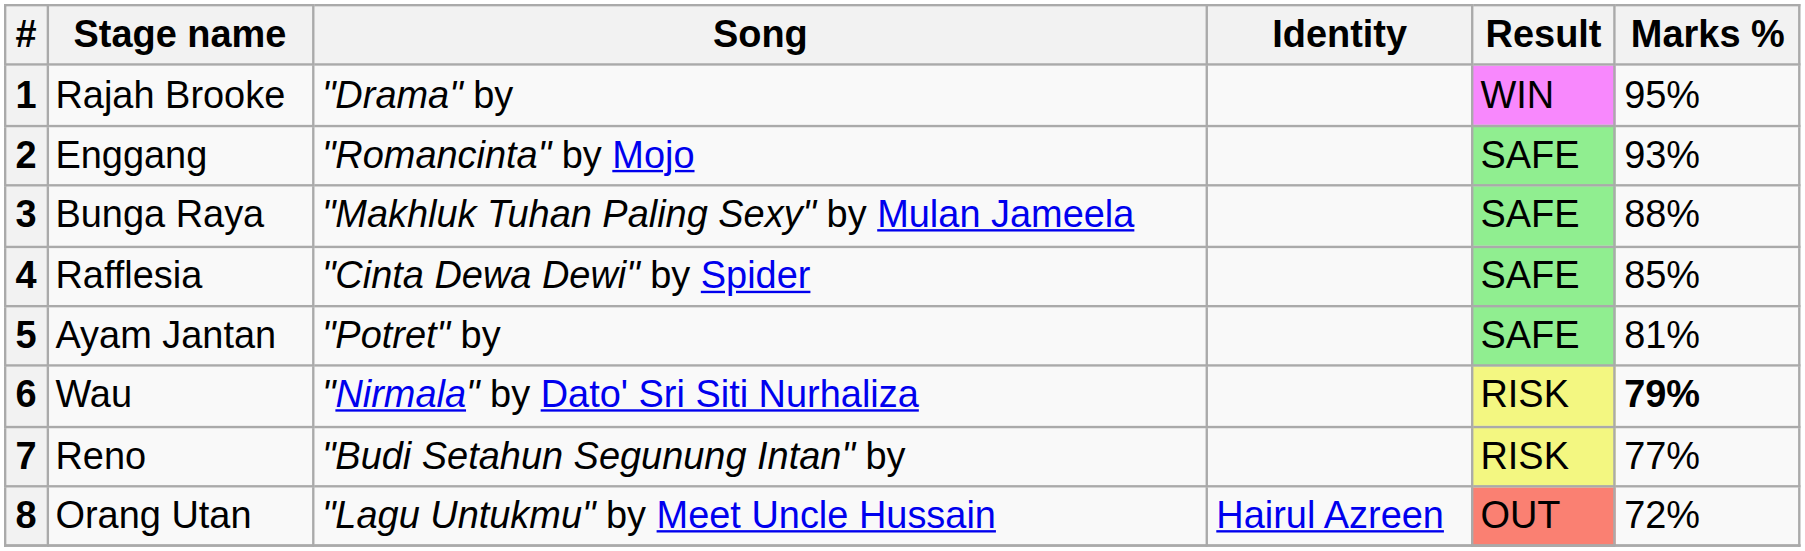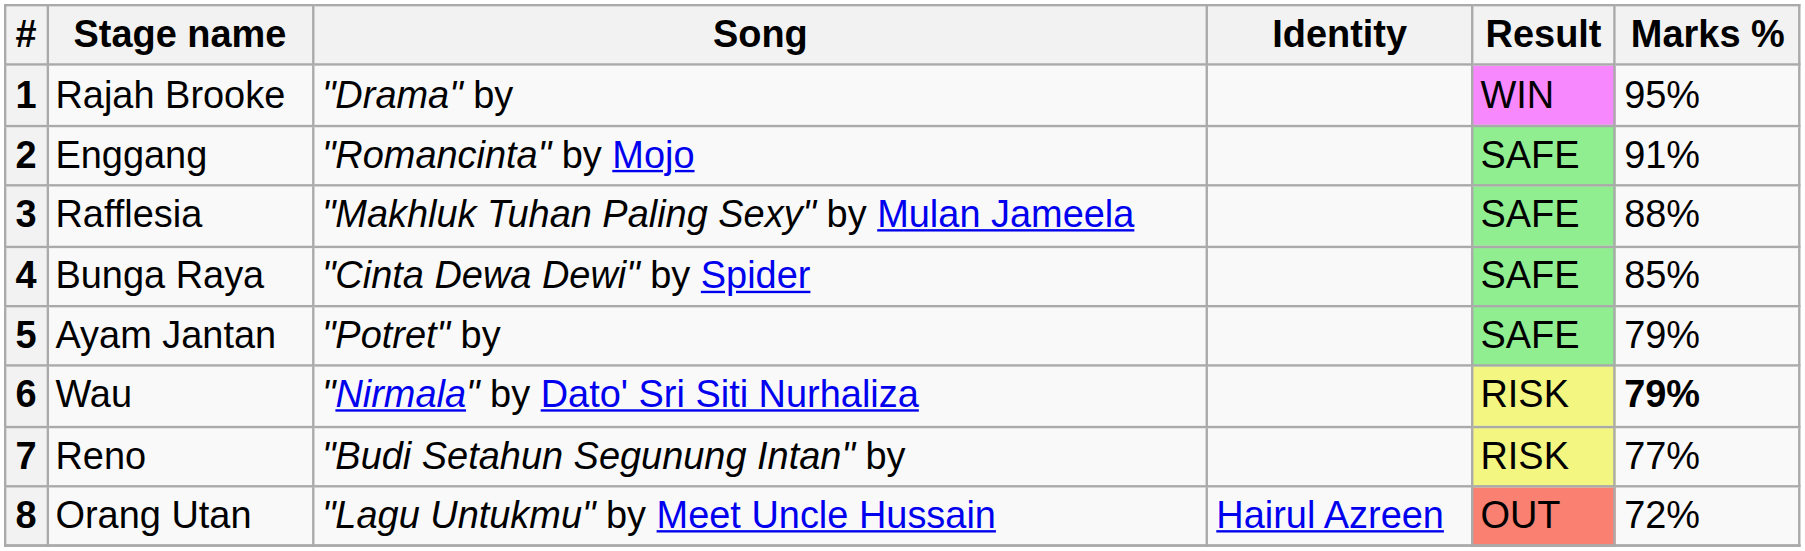(1662, 154) 93% -> (1662, 154) 91%
(160, 214) Bunga Raya -> (129, 214) Rafflesia
(129, 275) Rafflesia -> (160, 275) Bunga Raya
(1662, 335) 81% -> (1662, 335) 79%
